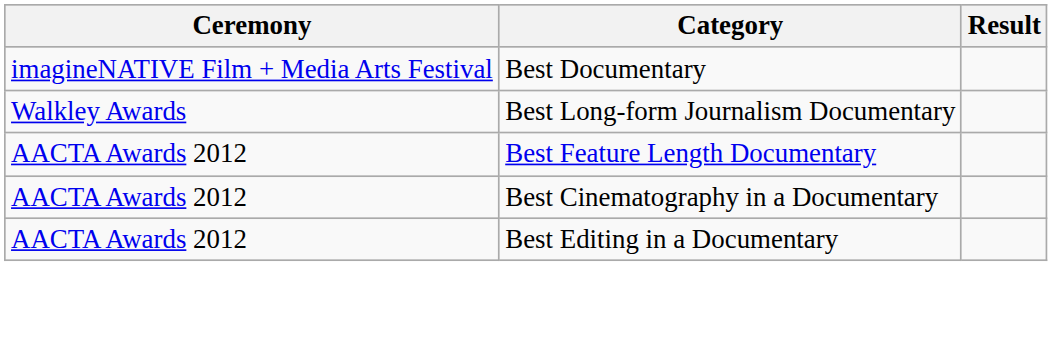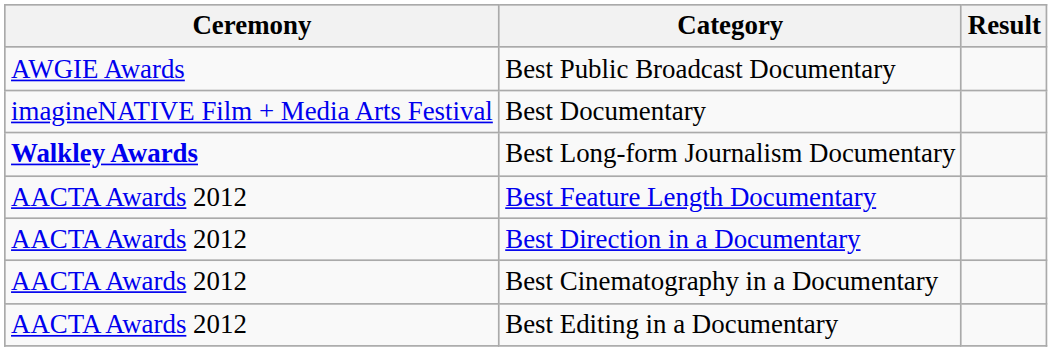+ row: (700, 68)
(99, 111) normal -> (105, 153) bold
+ row: (683, 238)
